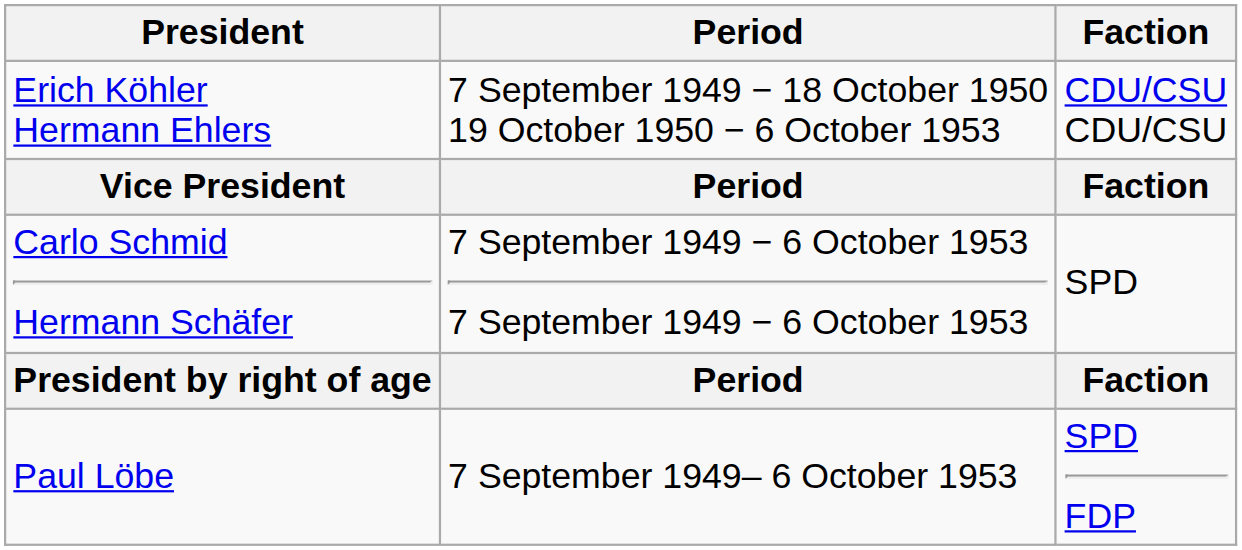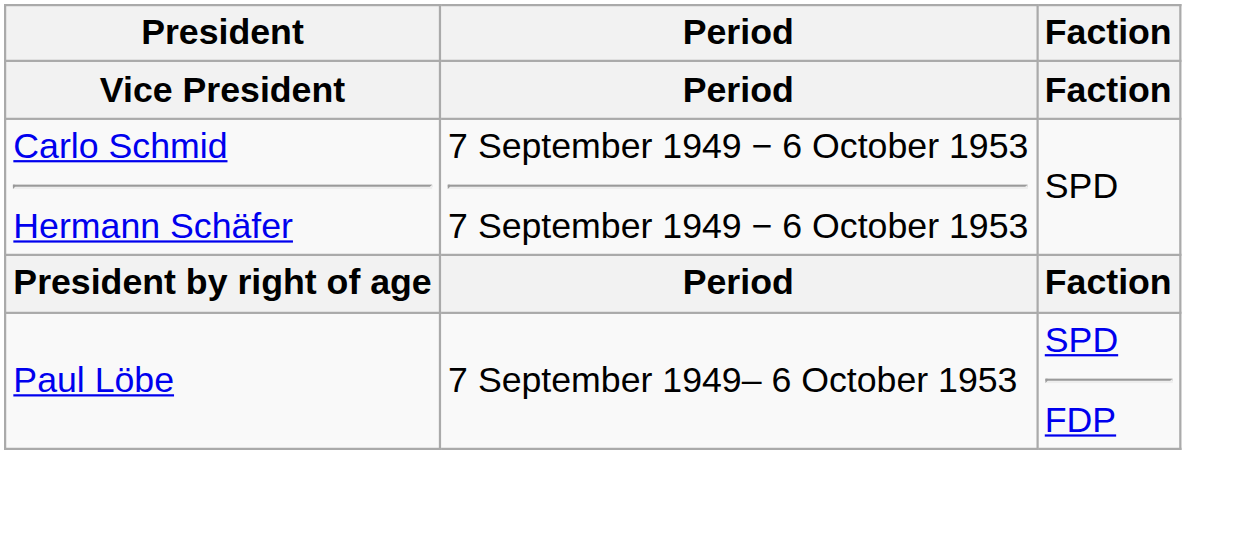- row: (142, 109)
